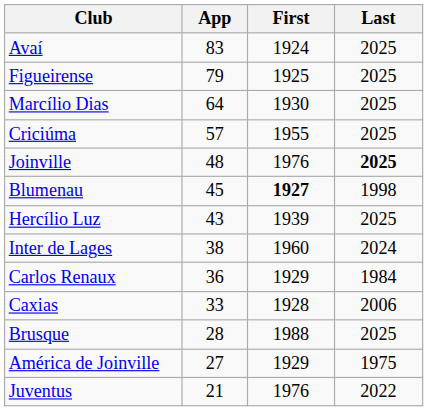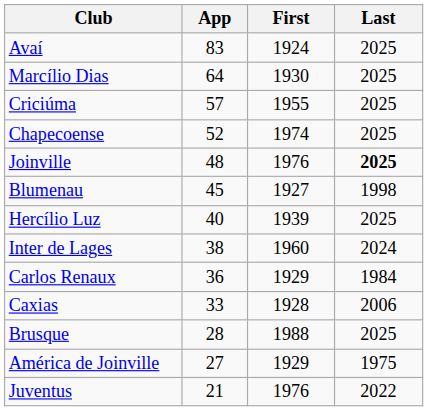- row: (51, 76)
+ row: (56, 133)
(291, 190) bold -> (291, 190) normal
(215, 219) 43 -> (215, 219) 40
